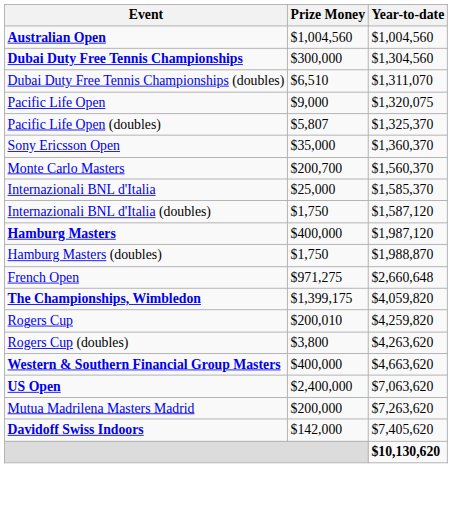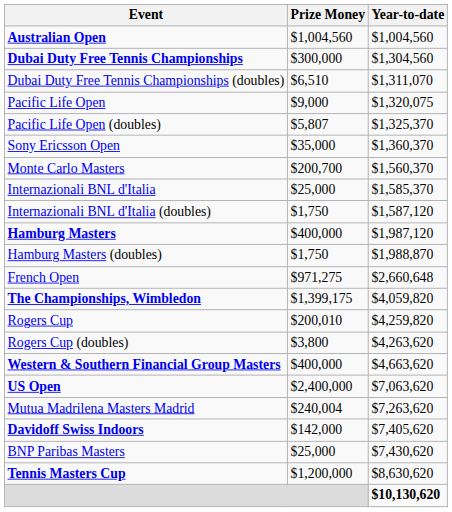(316, 408) $200,000 -> (316, 408) $240,004
+ row: (66, 451)
+ row: (67, 473)
